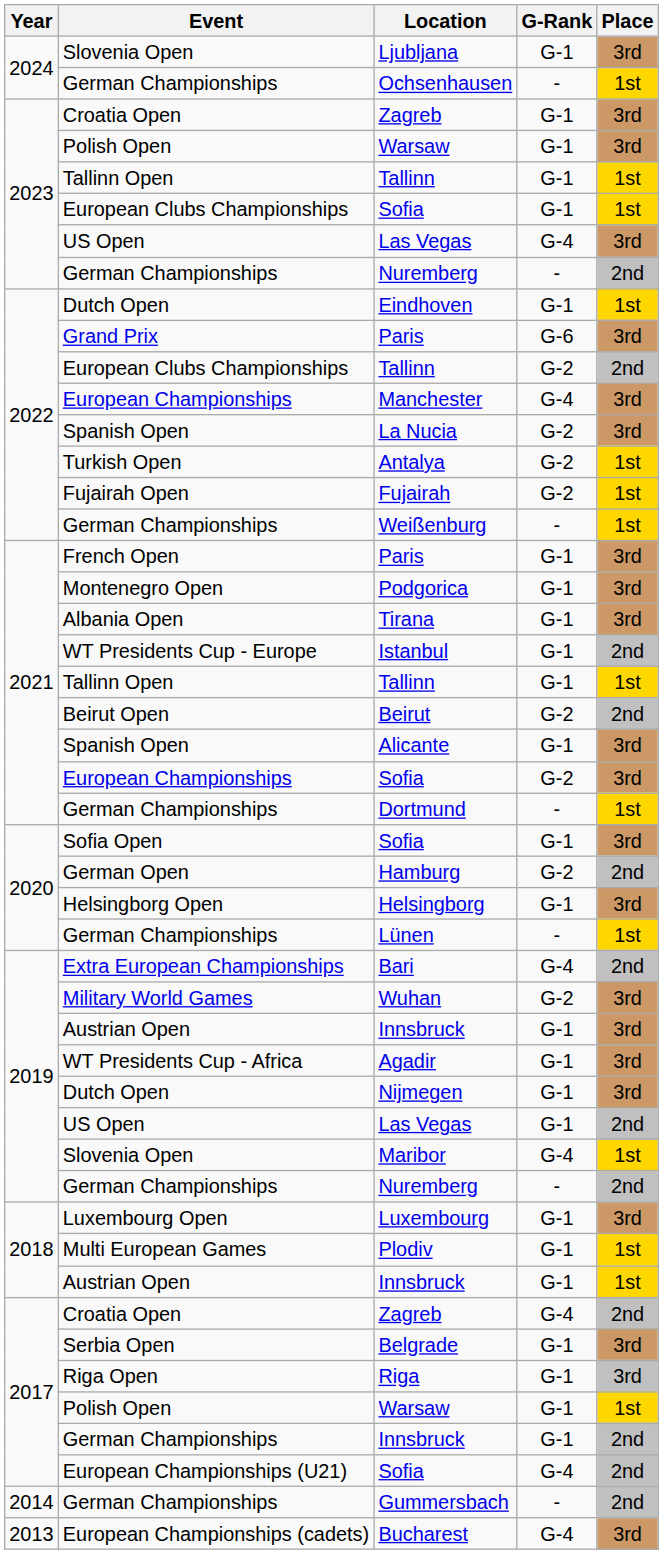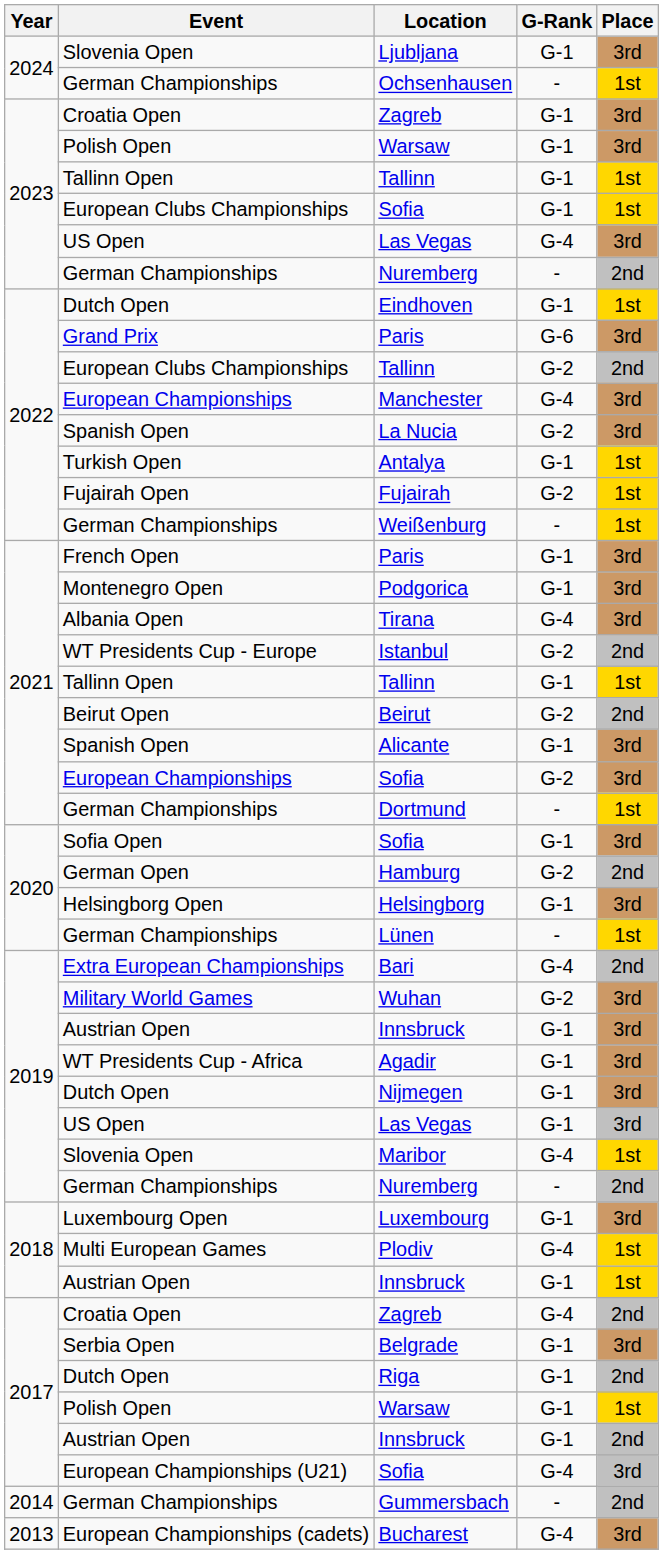(557, 462) G-2 -> (557, 462) G-1
(557, 620) G-1 -> (557, 620) G-4
(557, 651) G-1 -> (557, 651) G-2
(628, 1124) 2nd -> (628, 1124) 3rd
(557, 1250) G-1 -> (557, 1250) G-4
(110, 1376) Riga Open -> (116, 1376) Dutch Open
(628, 1376) 3rd -> (628, 1376) 2nd
(170, 1439) German Championships -> (126, 1439) Austrian Open
(628, 1471) 2nd -> (628, 1471) 3rd
